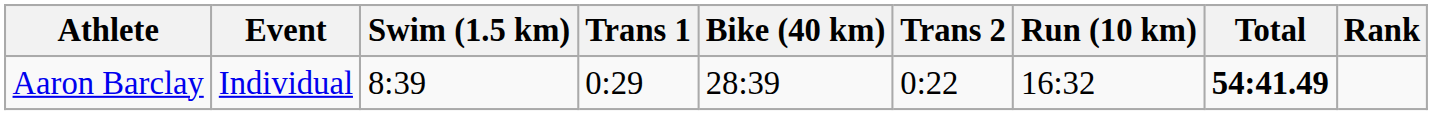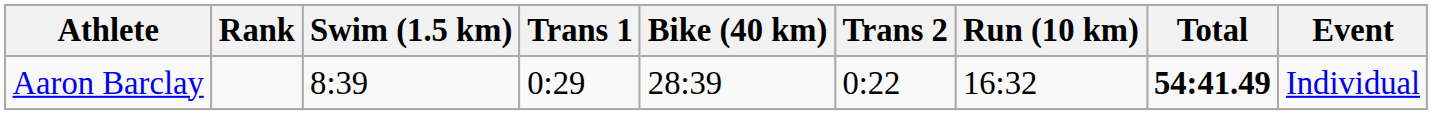columns swapped: (286, 30) <-> (1382, 30)
